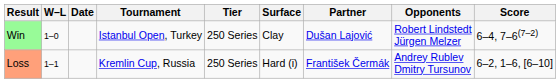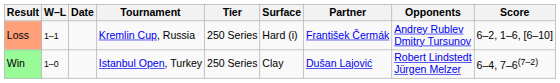rows swapped: (16, 35) <-> (18, 64)
